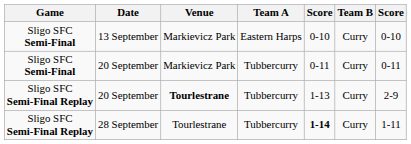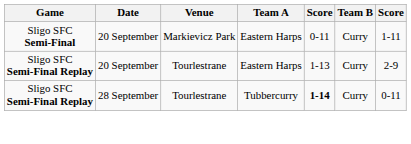- row: (50, 36)
(271, 65) Tubbercurry -> (271, 36) Eastern Harps
(391, 65) 0-11 -> (391, 36) 1-11
(199, 95) bold -> (199, 65) normal
(271, 95) Tubbercurry -> (271, 65) Eastern Harps
(391, 124) 1-11 -> (391, 95) 0-11
